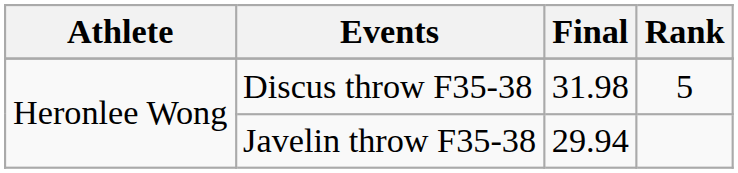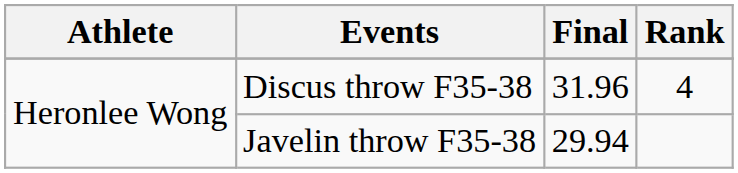(590, 85) 31.98 -> (590, 85) 31.96
(685, 85) 5 -> (685, 85) 4
